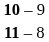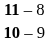rows swapped: (24, 9) <-> (24, 32)
